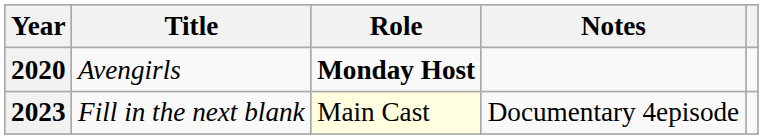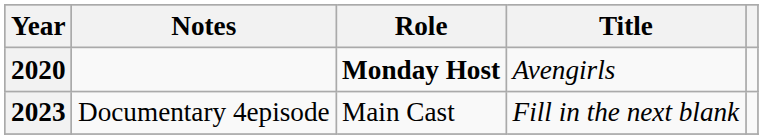columns swapped: (191, 26) <-> (613, 26)
(373, 112) lightyellow background -> (398, 112) no background
